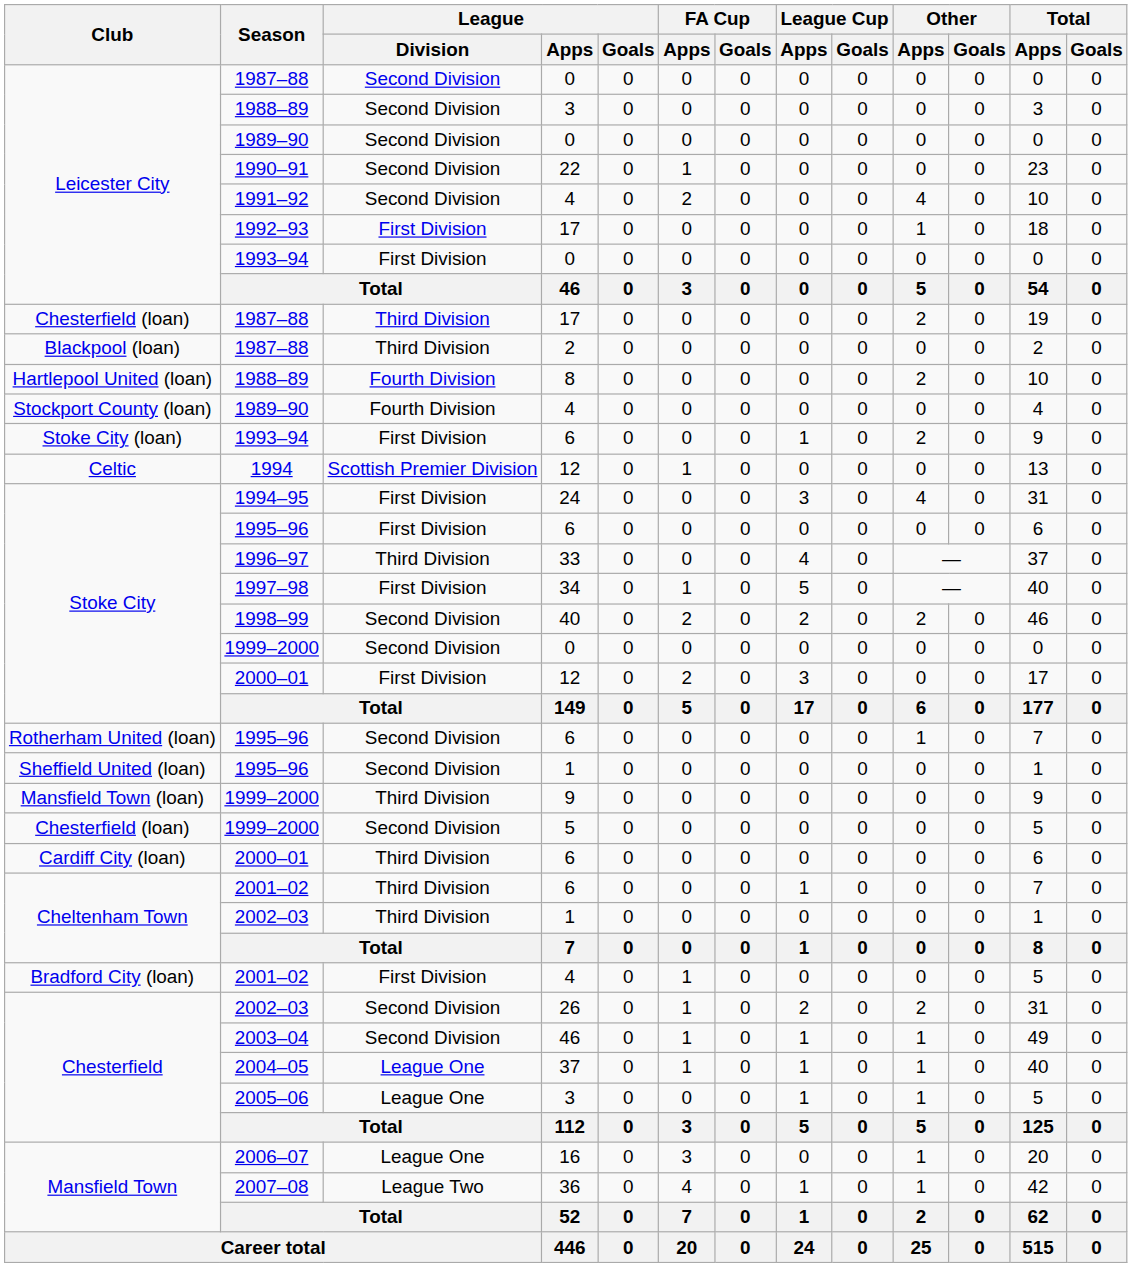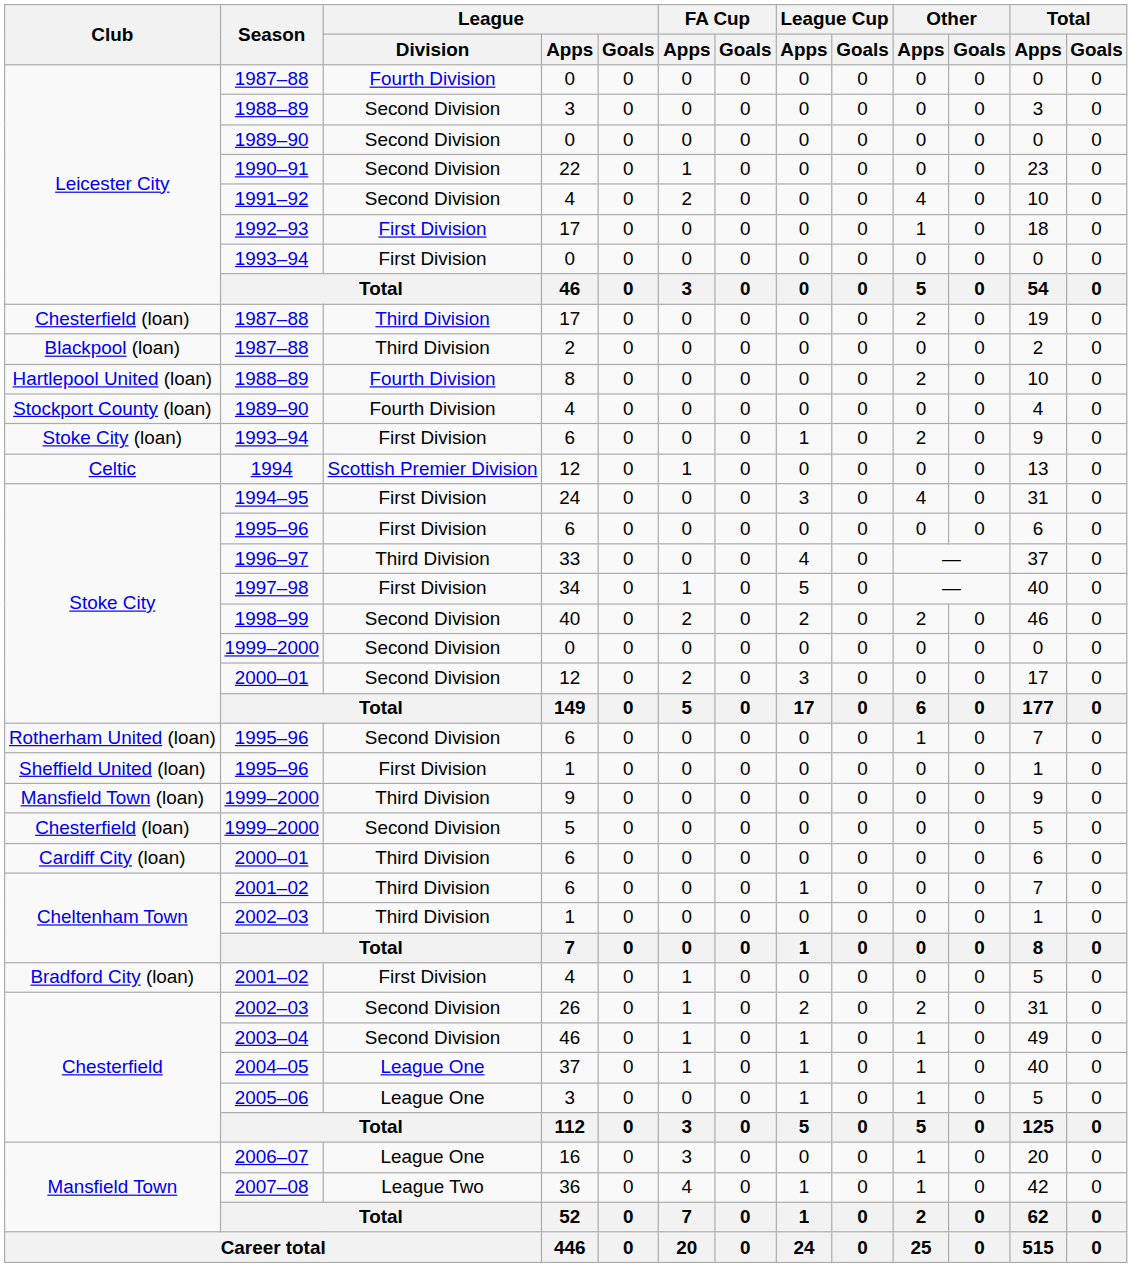(433, 79) Second Division -> (433, 79) Fourth Division
(433, 678) First Division -> (433, 678) Second Division
(433, 768) Second Division -> (433, 768) First Division
